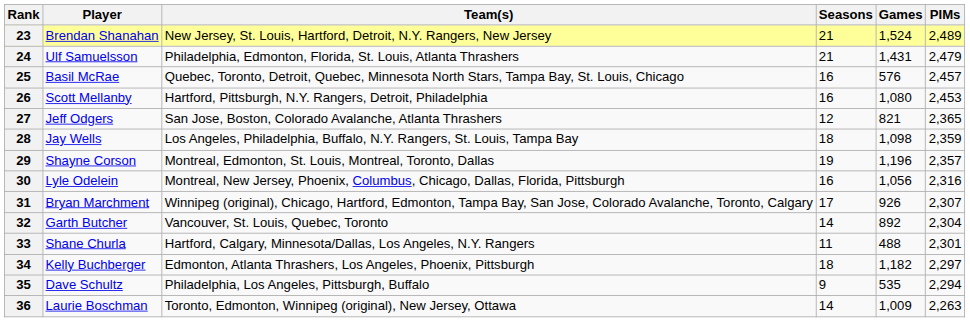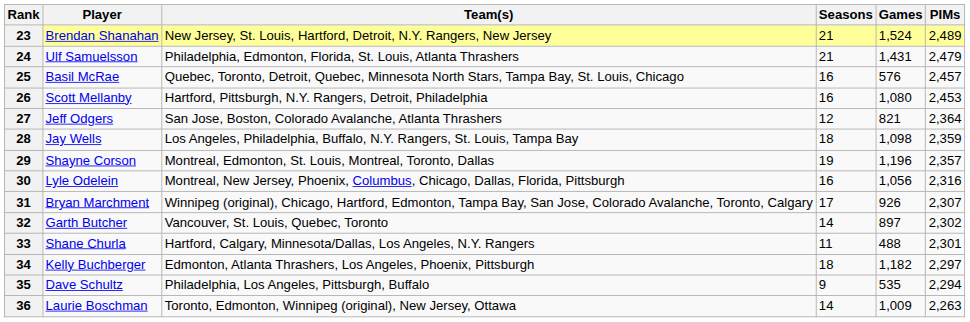(945, 118) 2,365 -> (945, 118) 2,364
(890, 222) 892 -> (890, 222) 897
(945, 222) 2,304 -> (945, 222) 2,302
